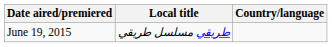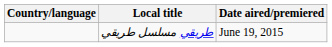columns swapped: (280, 13) <-> (60, 13)
